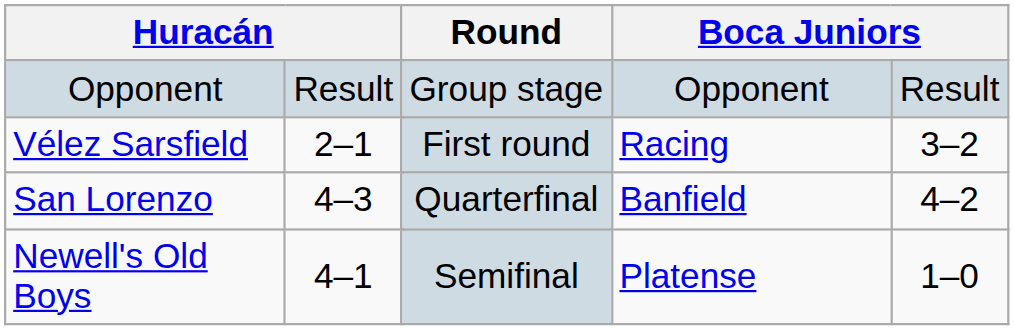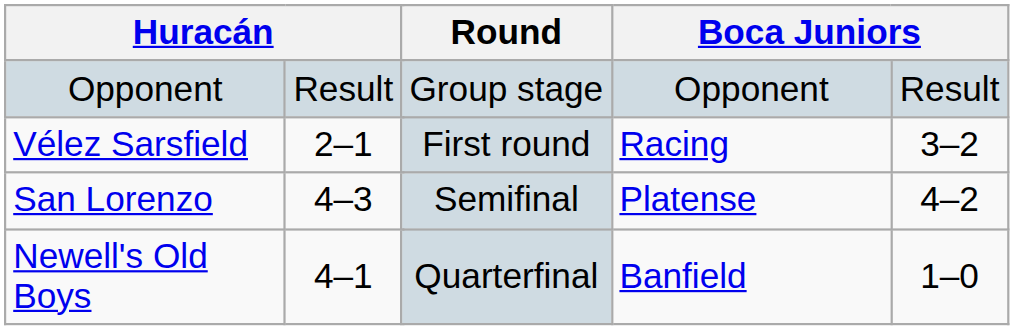(506, 199) Quarterfinal -> (506, 199) Semifinal
(683, 199) Banfield -> (688, 199) Platense
(506, 275) Semifinal -> (506, 275) Quarterfinal
(688, 275) Platense -> (683, 275) Banfield
